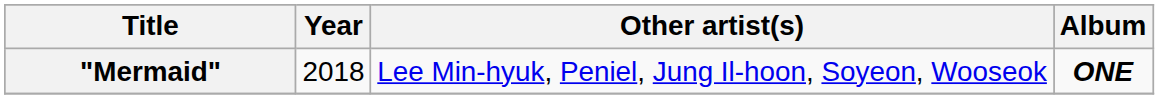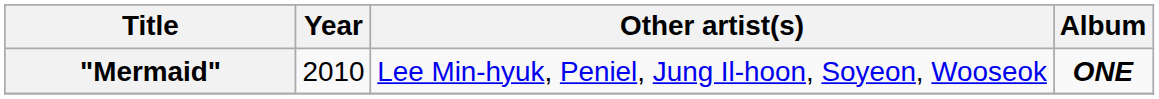(333, 70) 2018 -> (333, 70) 2010
